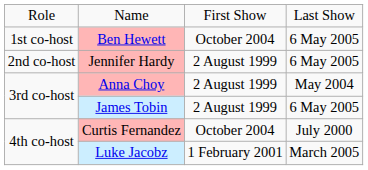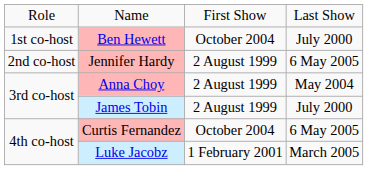(324, 38) 6 May 2005 -> (324, 38) July 2000
(324, 107) 6 May 2005 -> (324, 107) July 2000
(324, 130) July 2000 -> (324, 130) 6 May 2005
